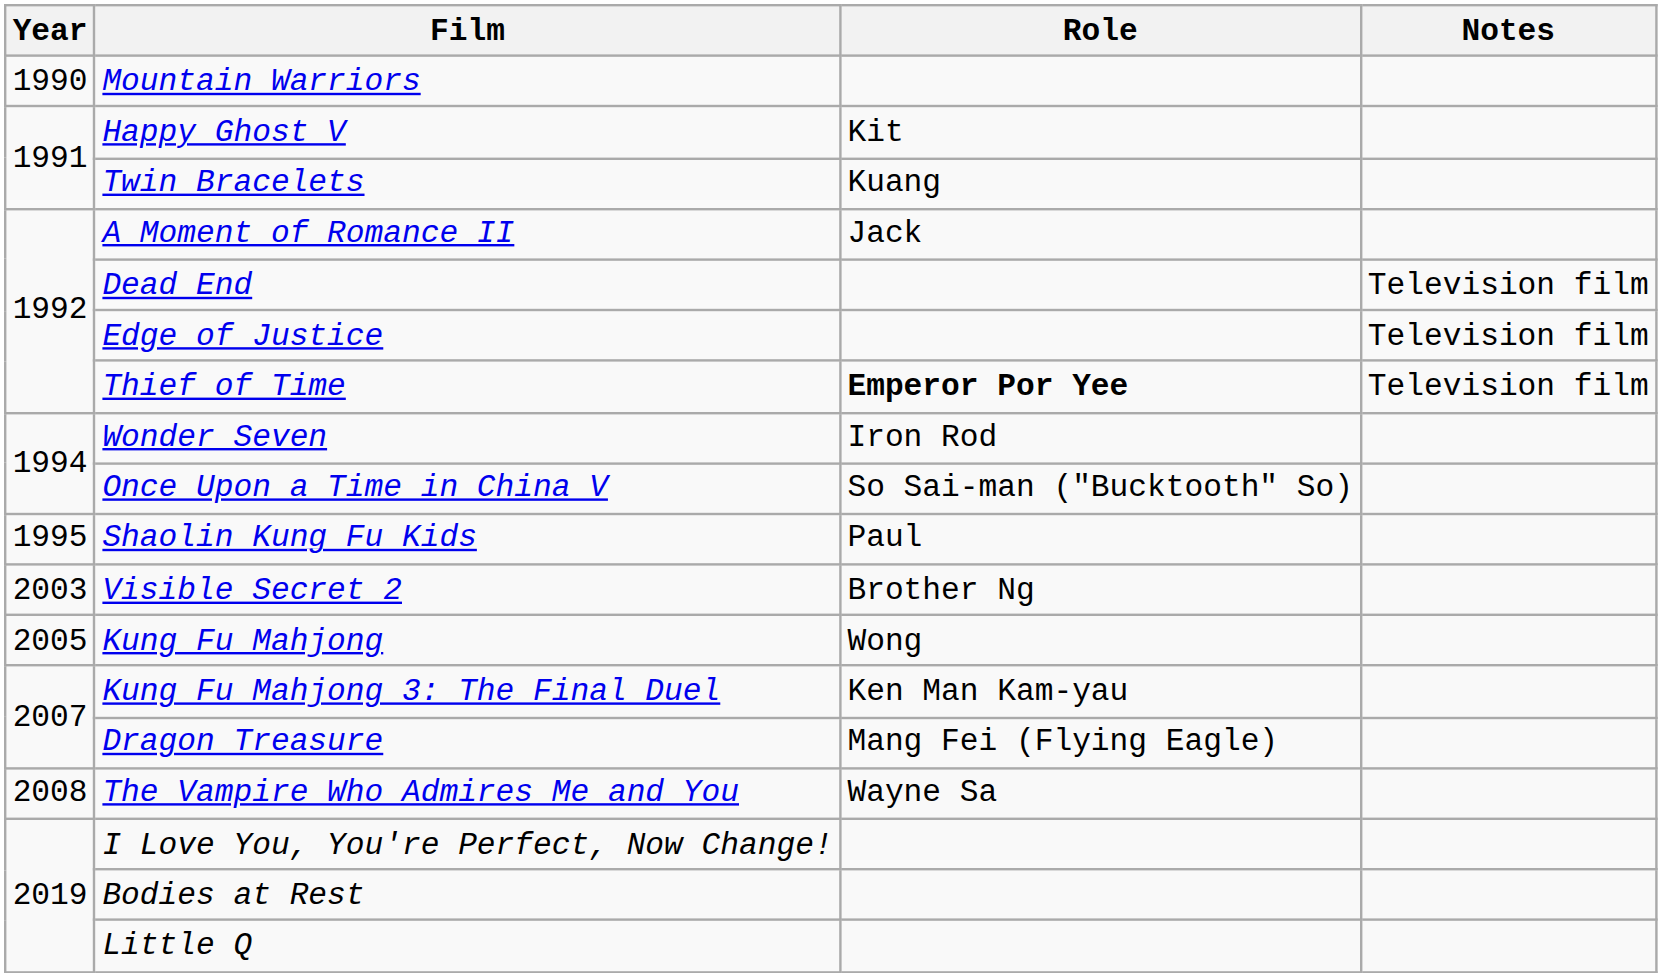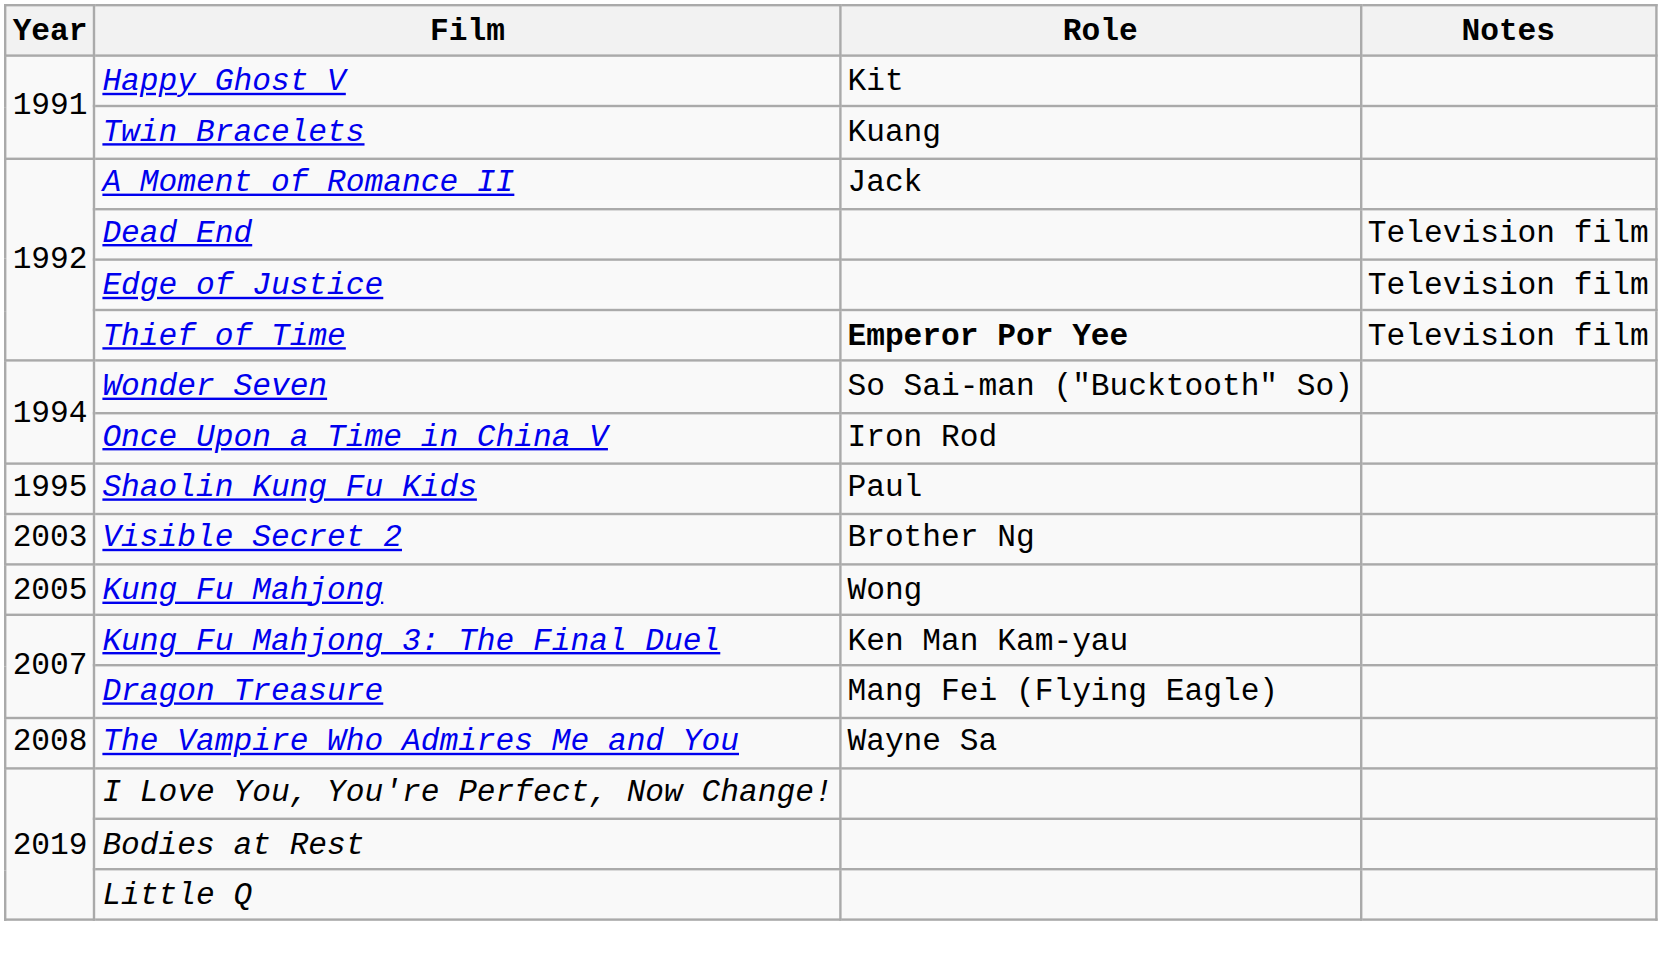- row: (262, 81)
(922, 437) Iron Rod -> (1100, 387) So Sai-man ("Bucktooth" So)
(1100, 488) So Sai-man ("Bucktooth" So) -> (922, 437) Iron Rod
